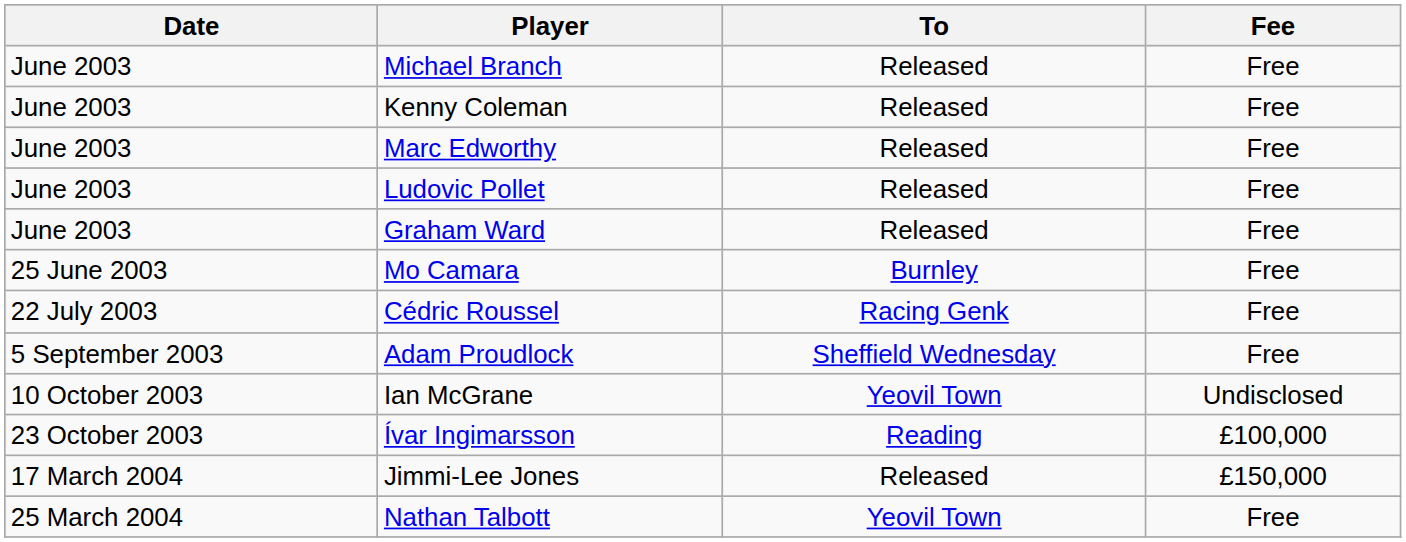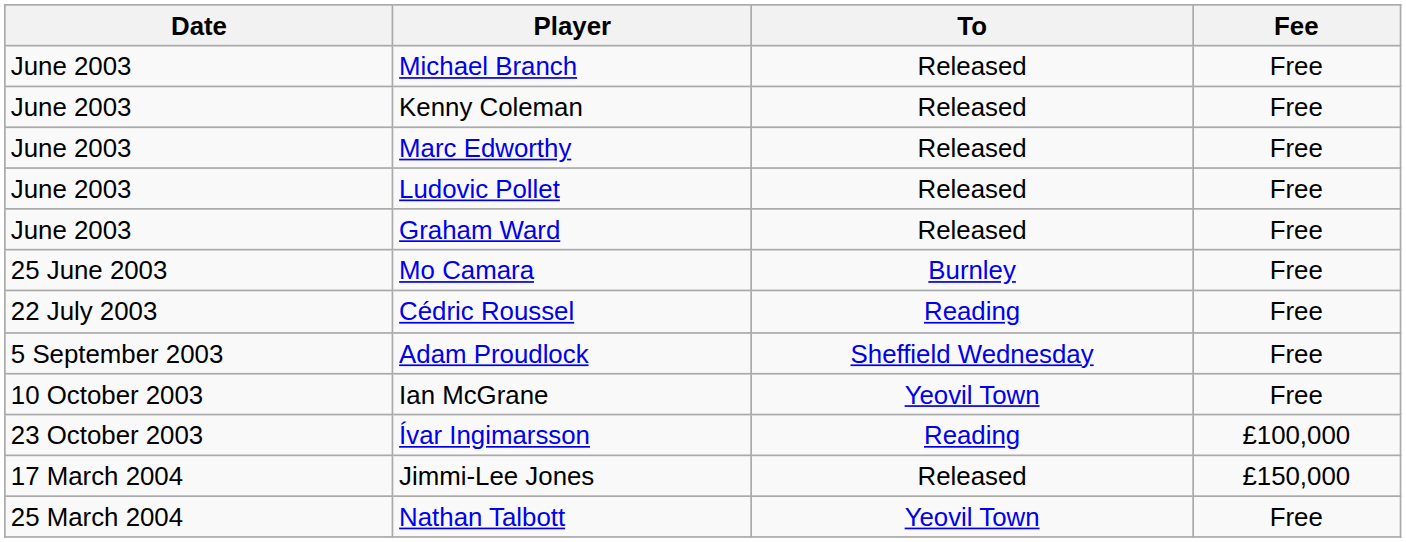(934, 312) Racing Genk -> (972, 312) Reading
(1273, 394) Undisclosed -> (1296, 394) Free
